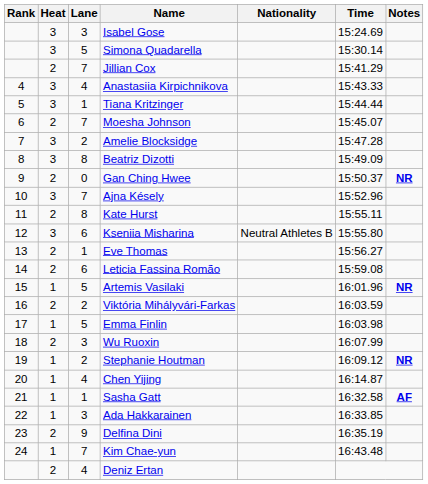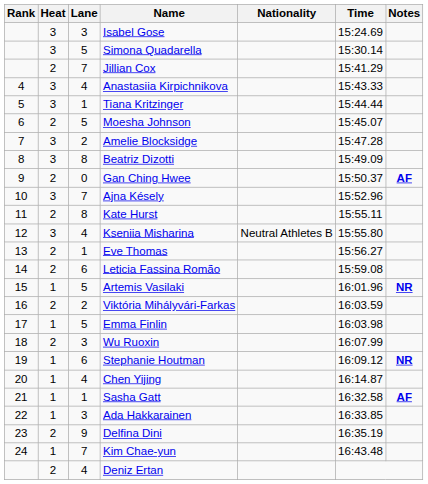(84, 123) 7 -> (84, 123) 5
(404, 178) NR -> (404, 178) AF
(84, 232) 6 -> (84, 232) 4
(84, 360) 2 -> (84, 360) 6
